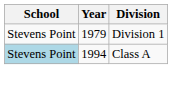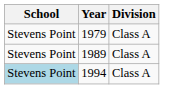(138, 34) Division 1 -> (131, 34) Class A
+ row: (94, 53)
